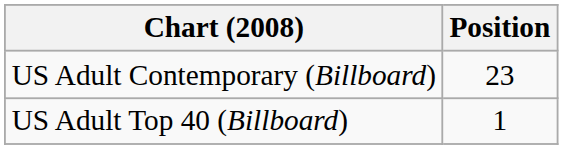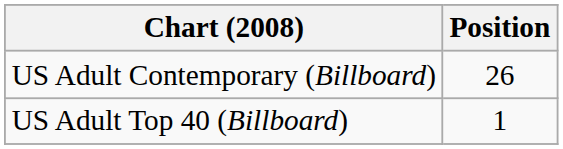(500, 74) 23 -> (500, 74) 26
